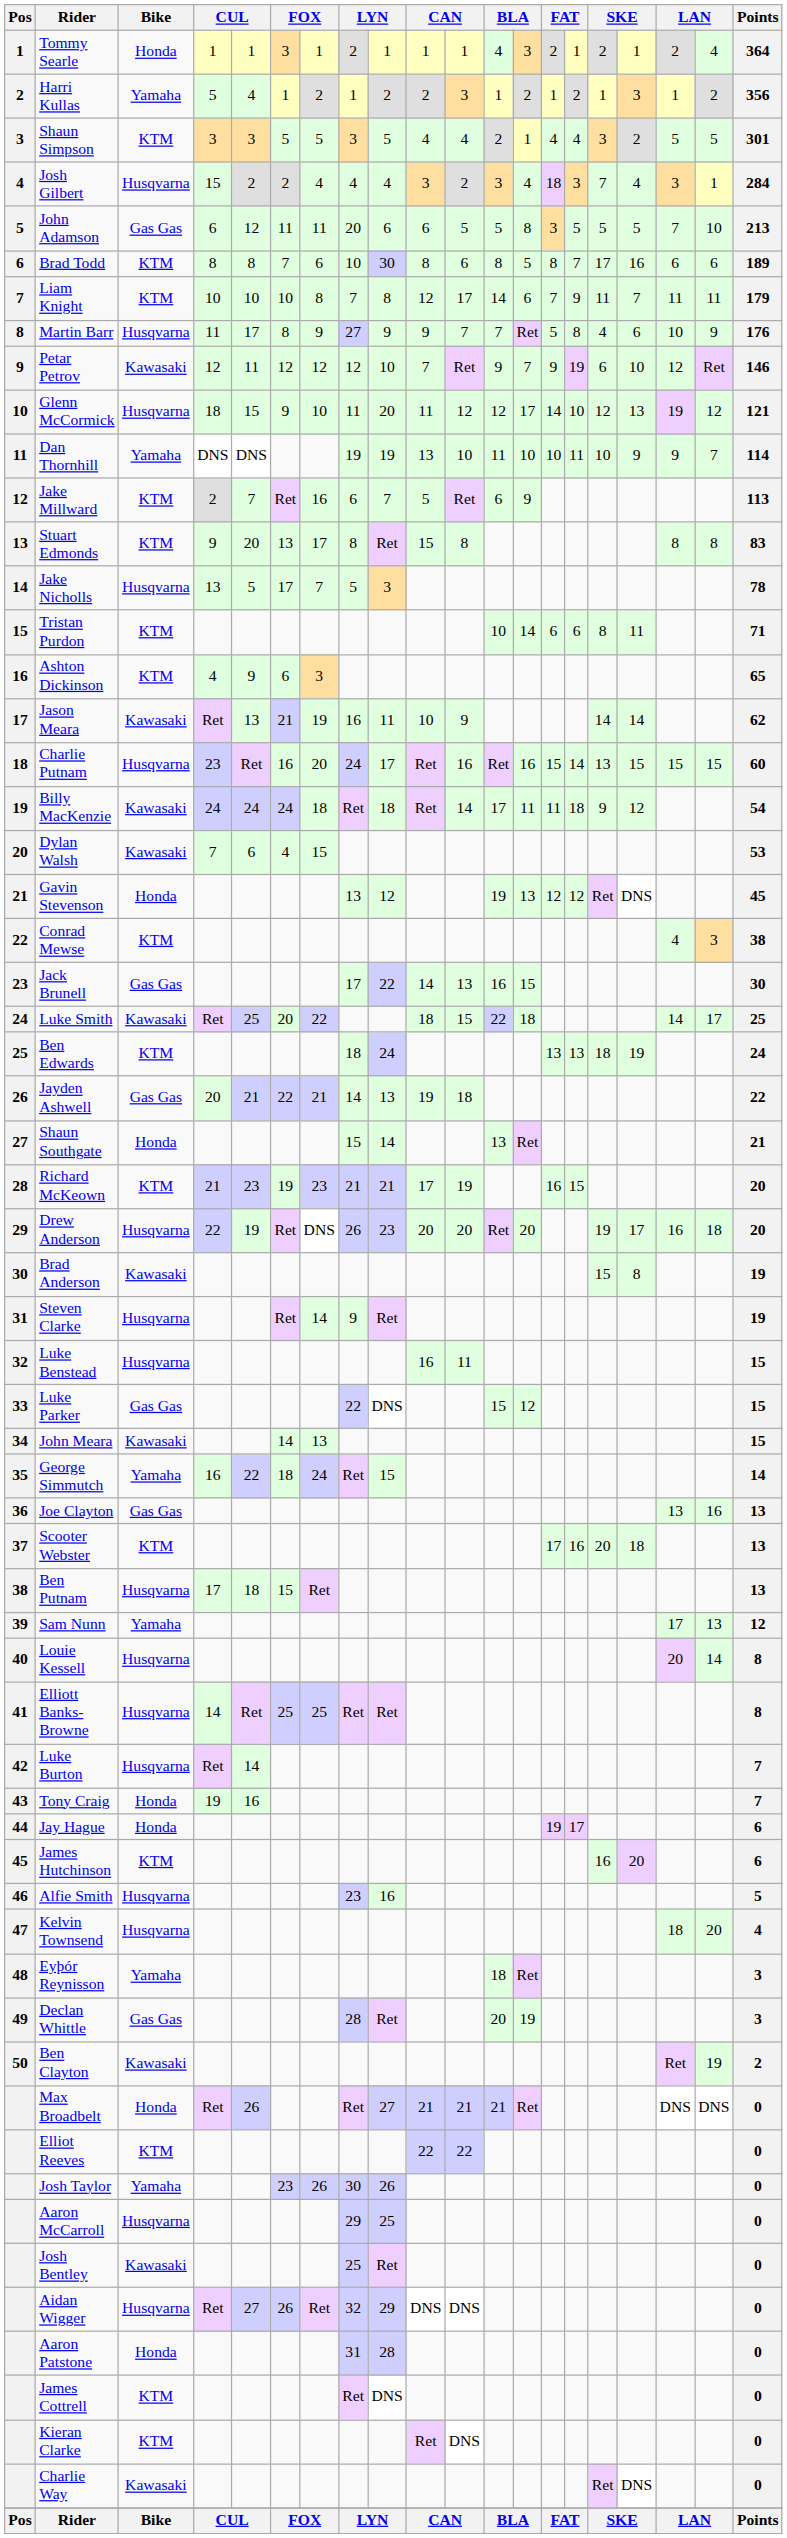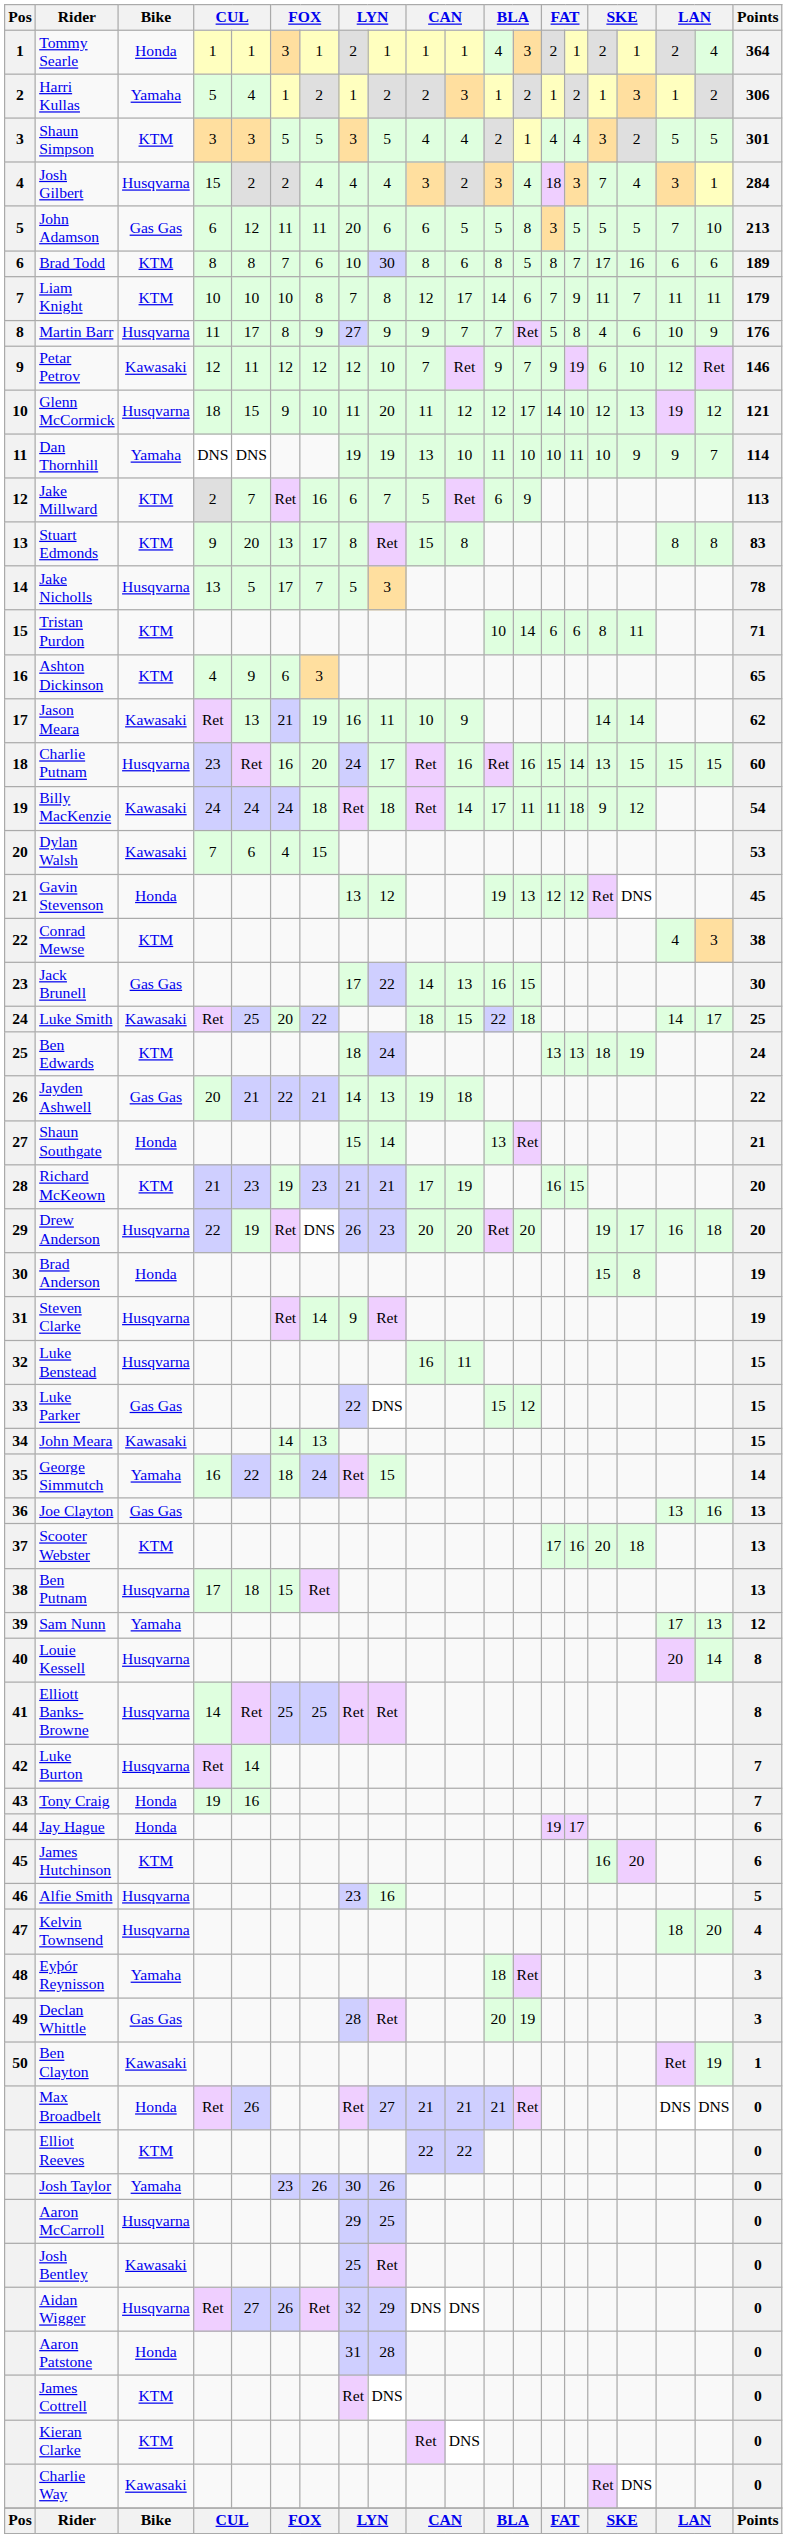(758, 96) 356 -> (758, 96) 306
(156, 1274) Kawasaki -> (156, 1274) Honda
(758, 2063) 2 -> (758, 2063) 1
